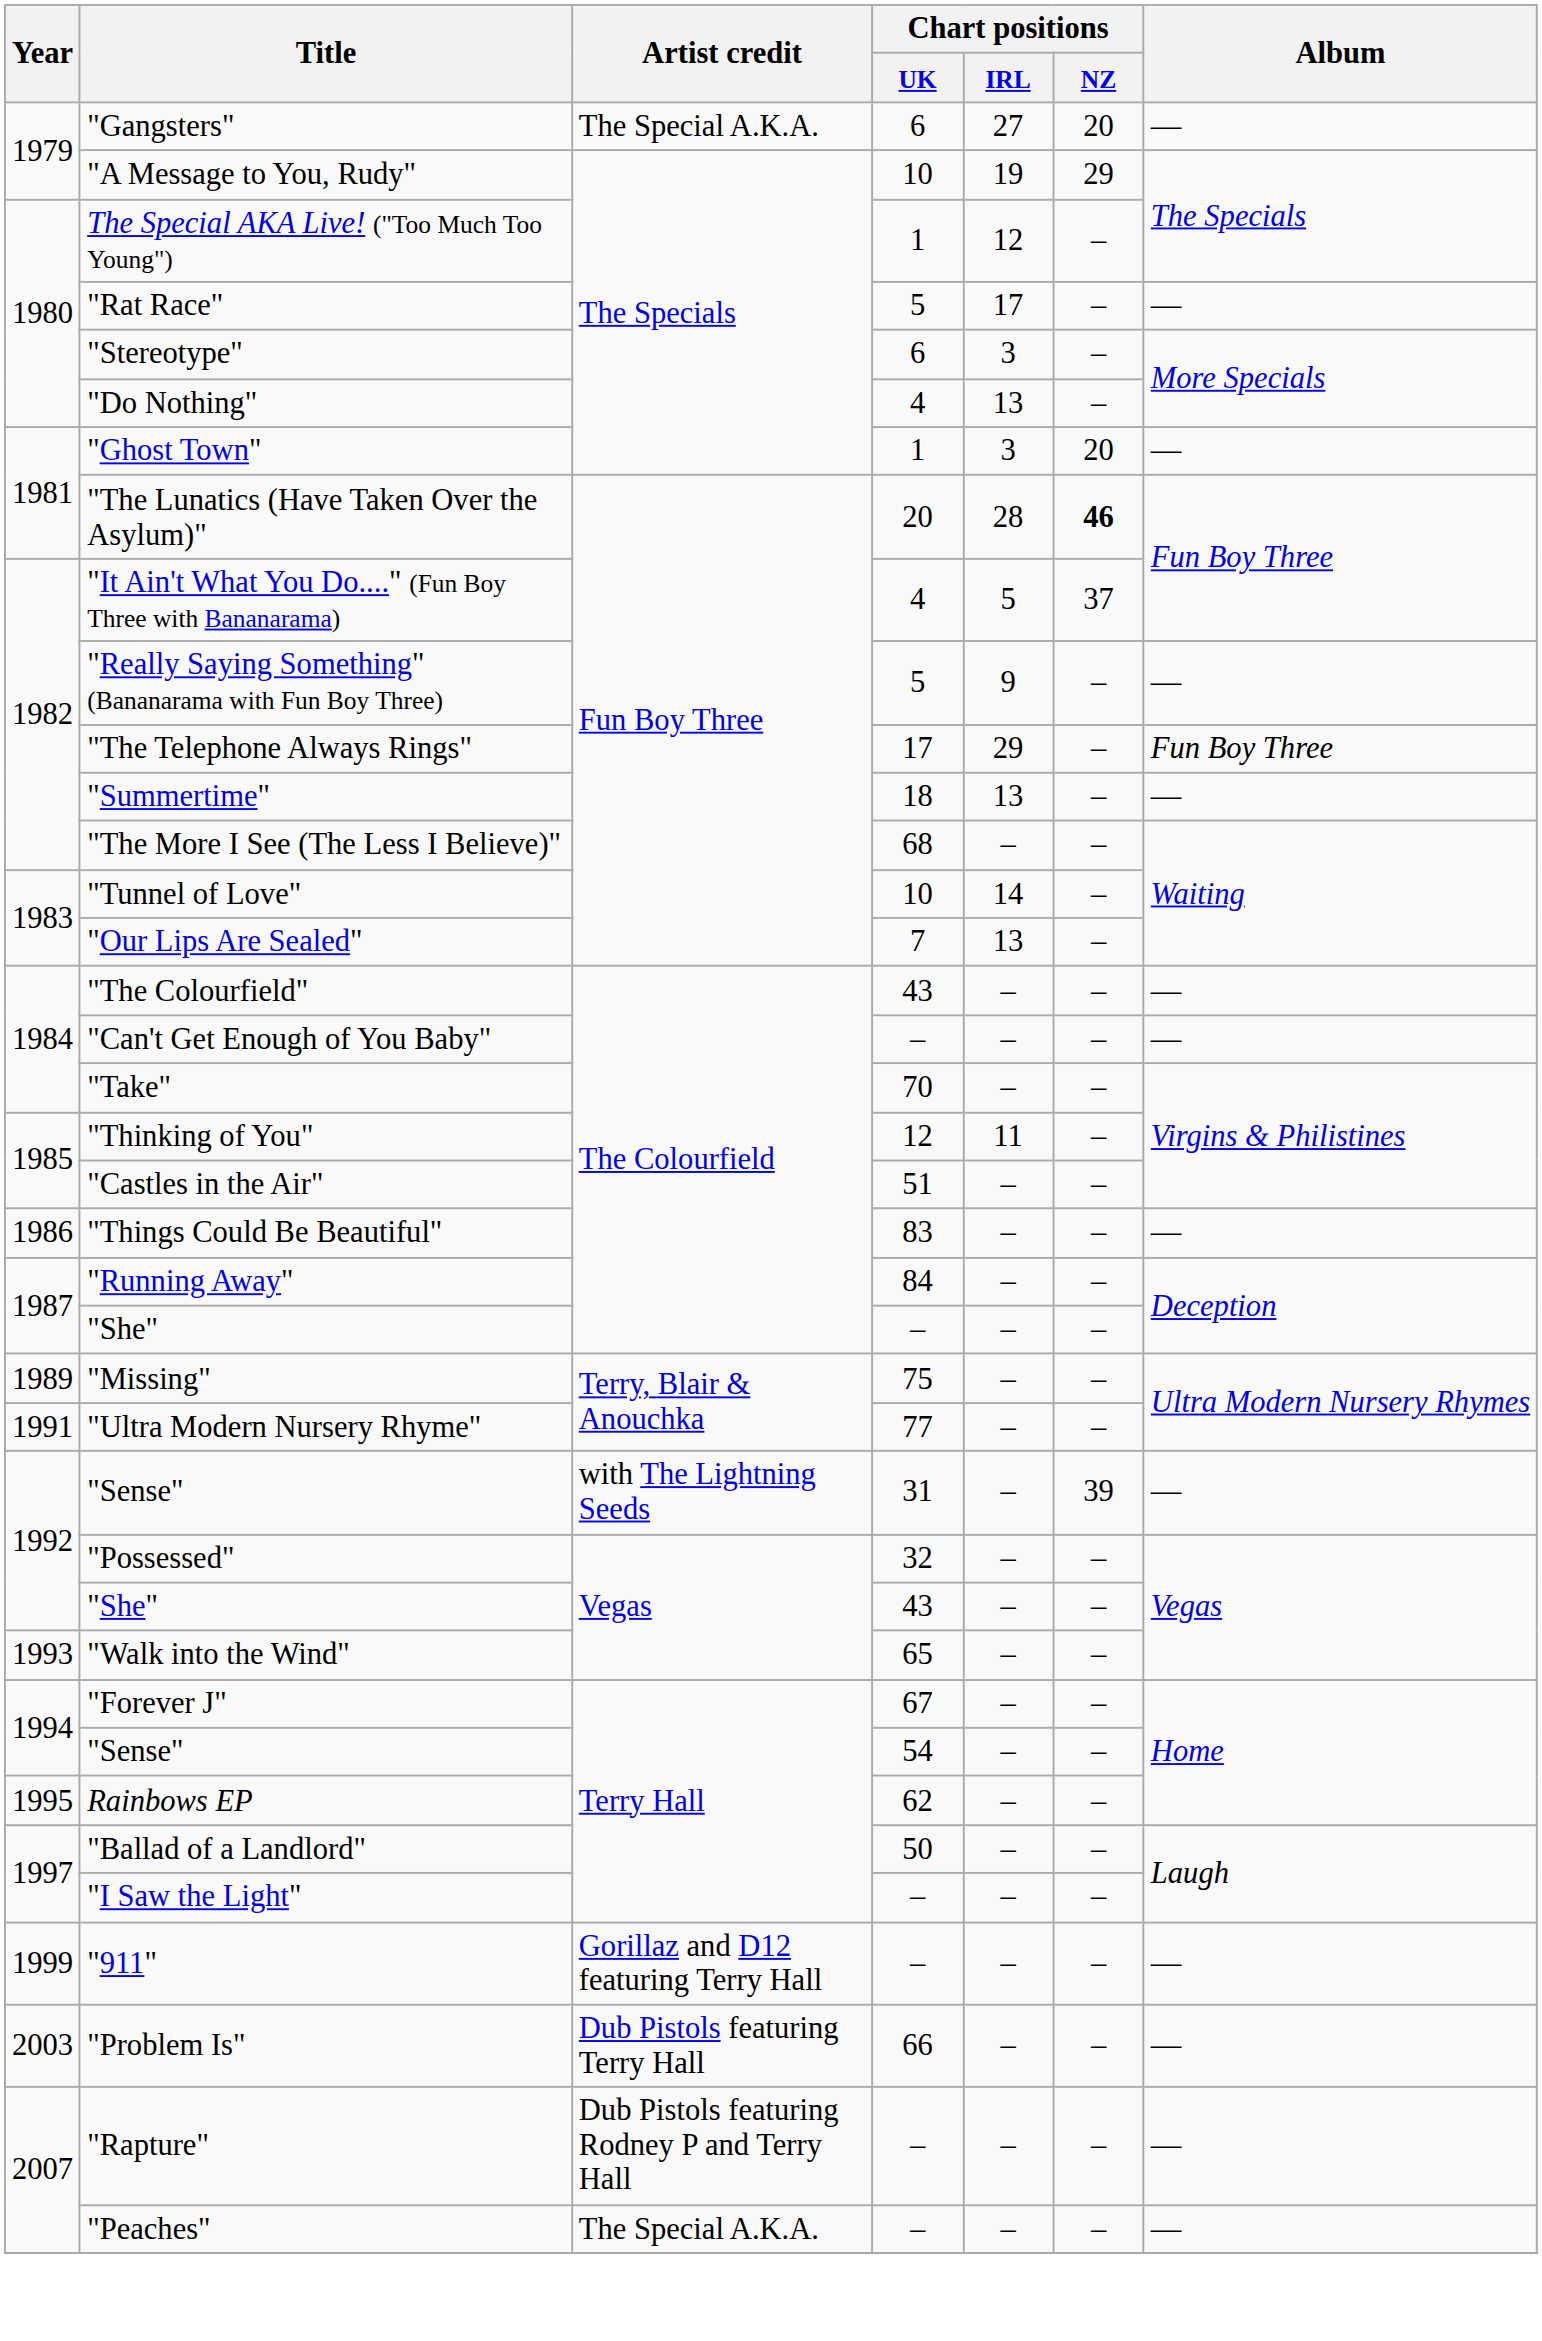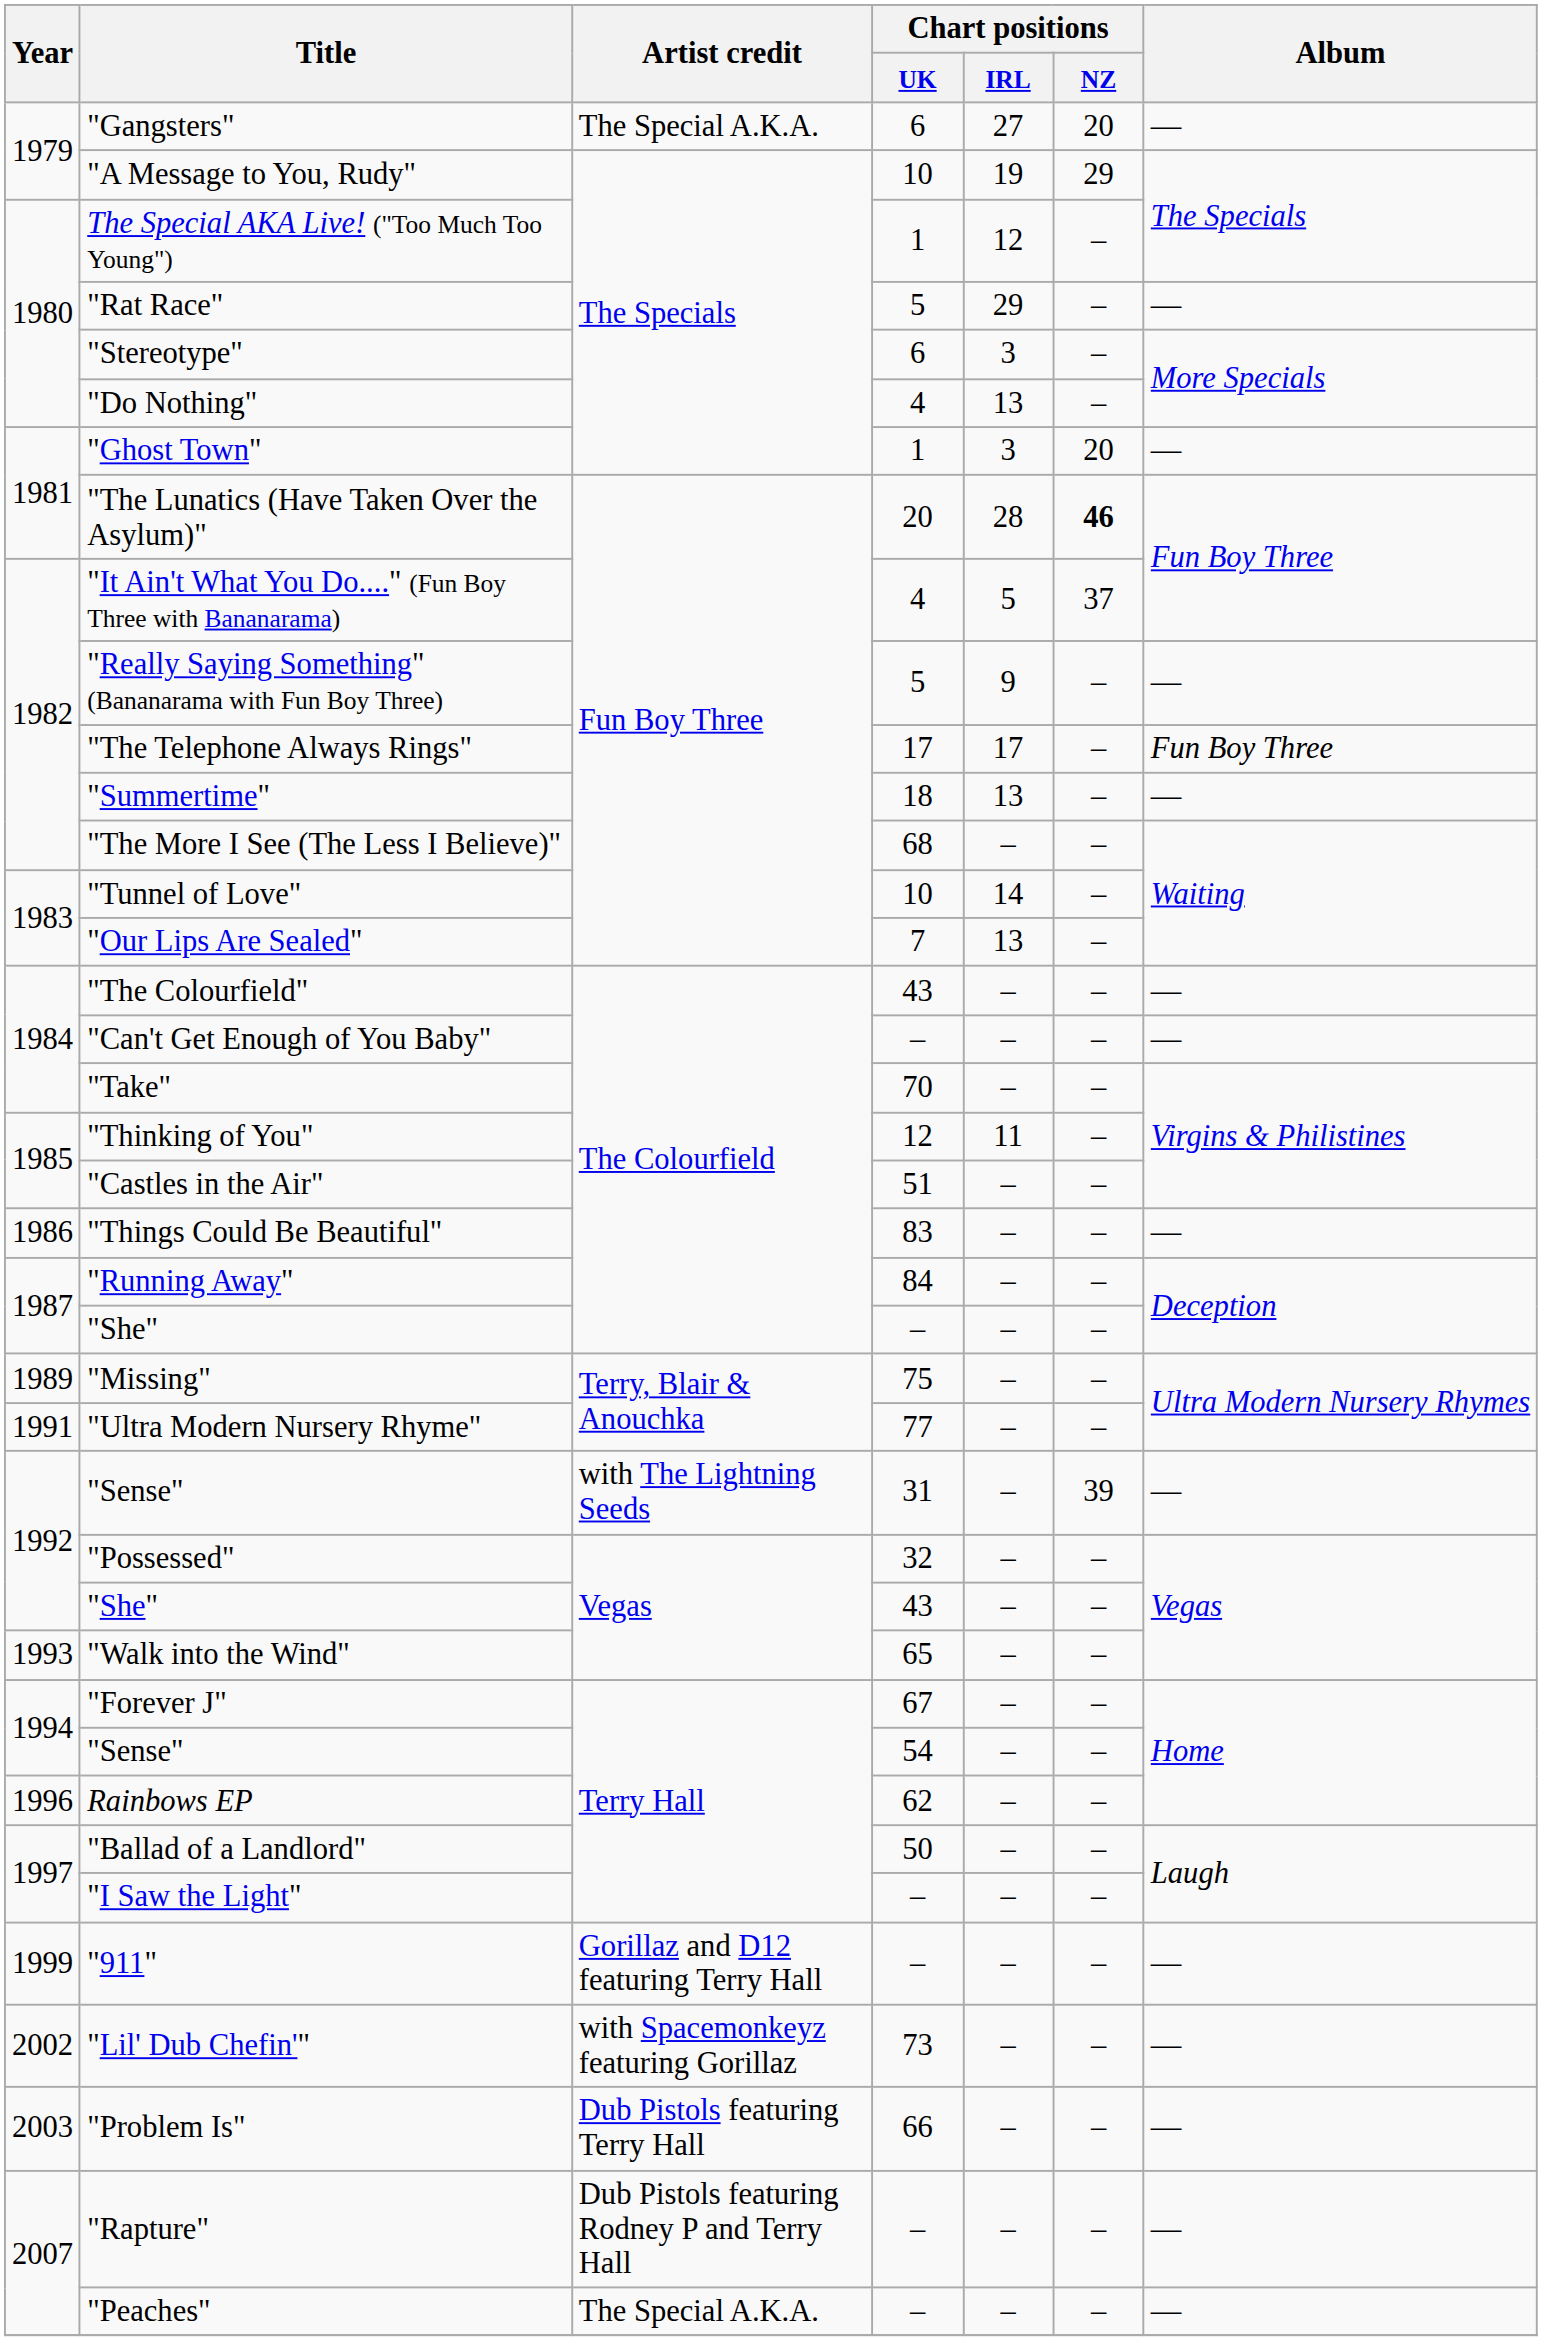(1008, 305) 17 -> (1008, 305) 29
(1008, 747) 29 -> (1008, 747) 17
(43, 1800) 1995 -> (43, 1800) 1996
+ row: (199, 2045)
